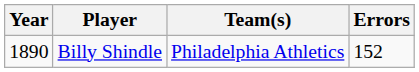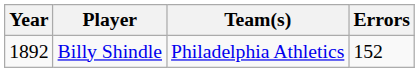(29, 51) 1890 -> (29, 51) 1892
